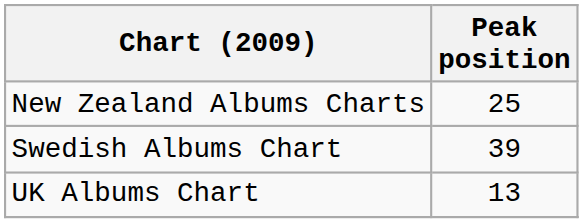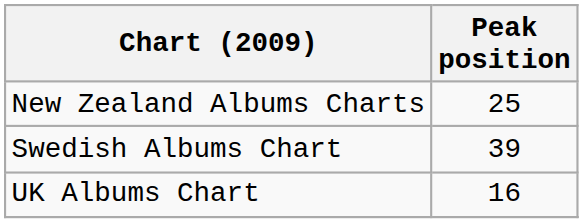(504, 194) 13 -> (504, 194) 16
